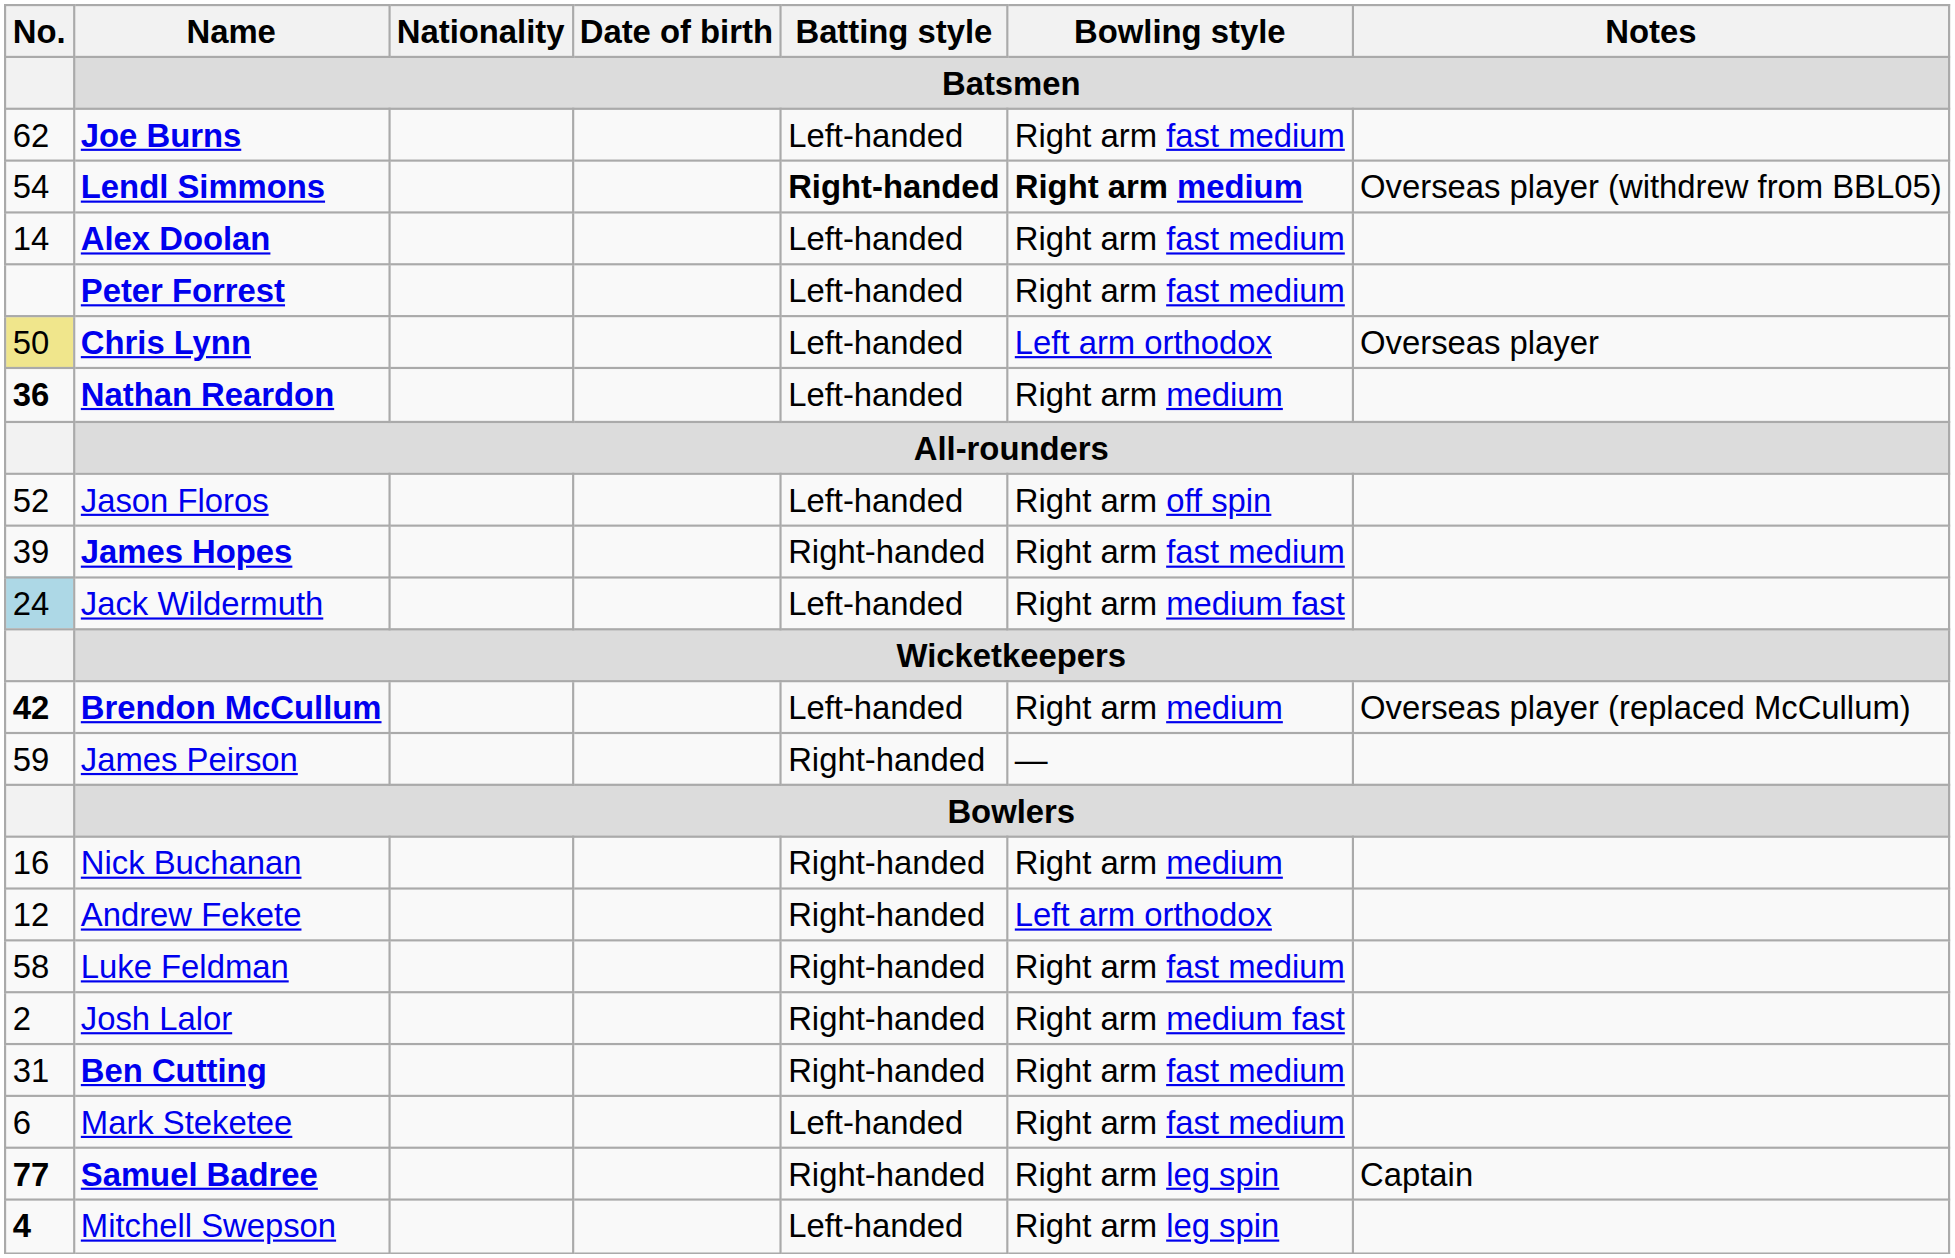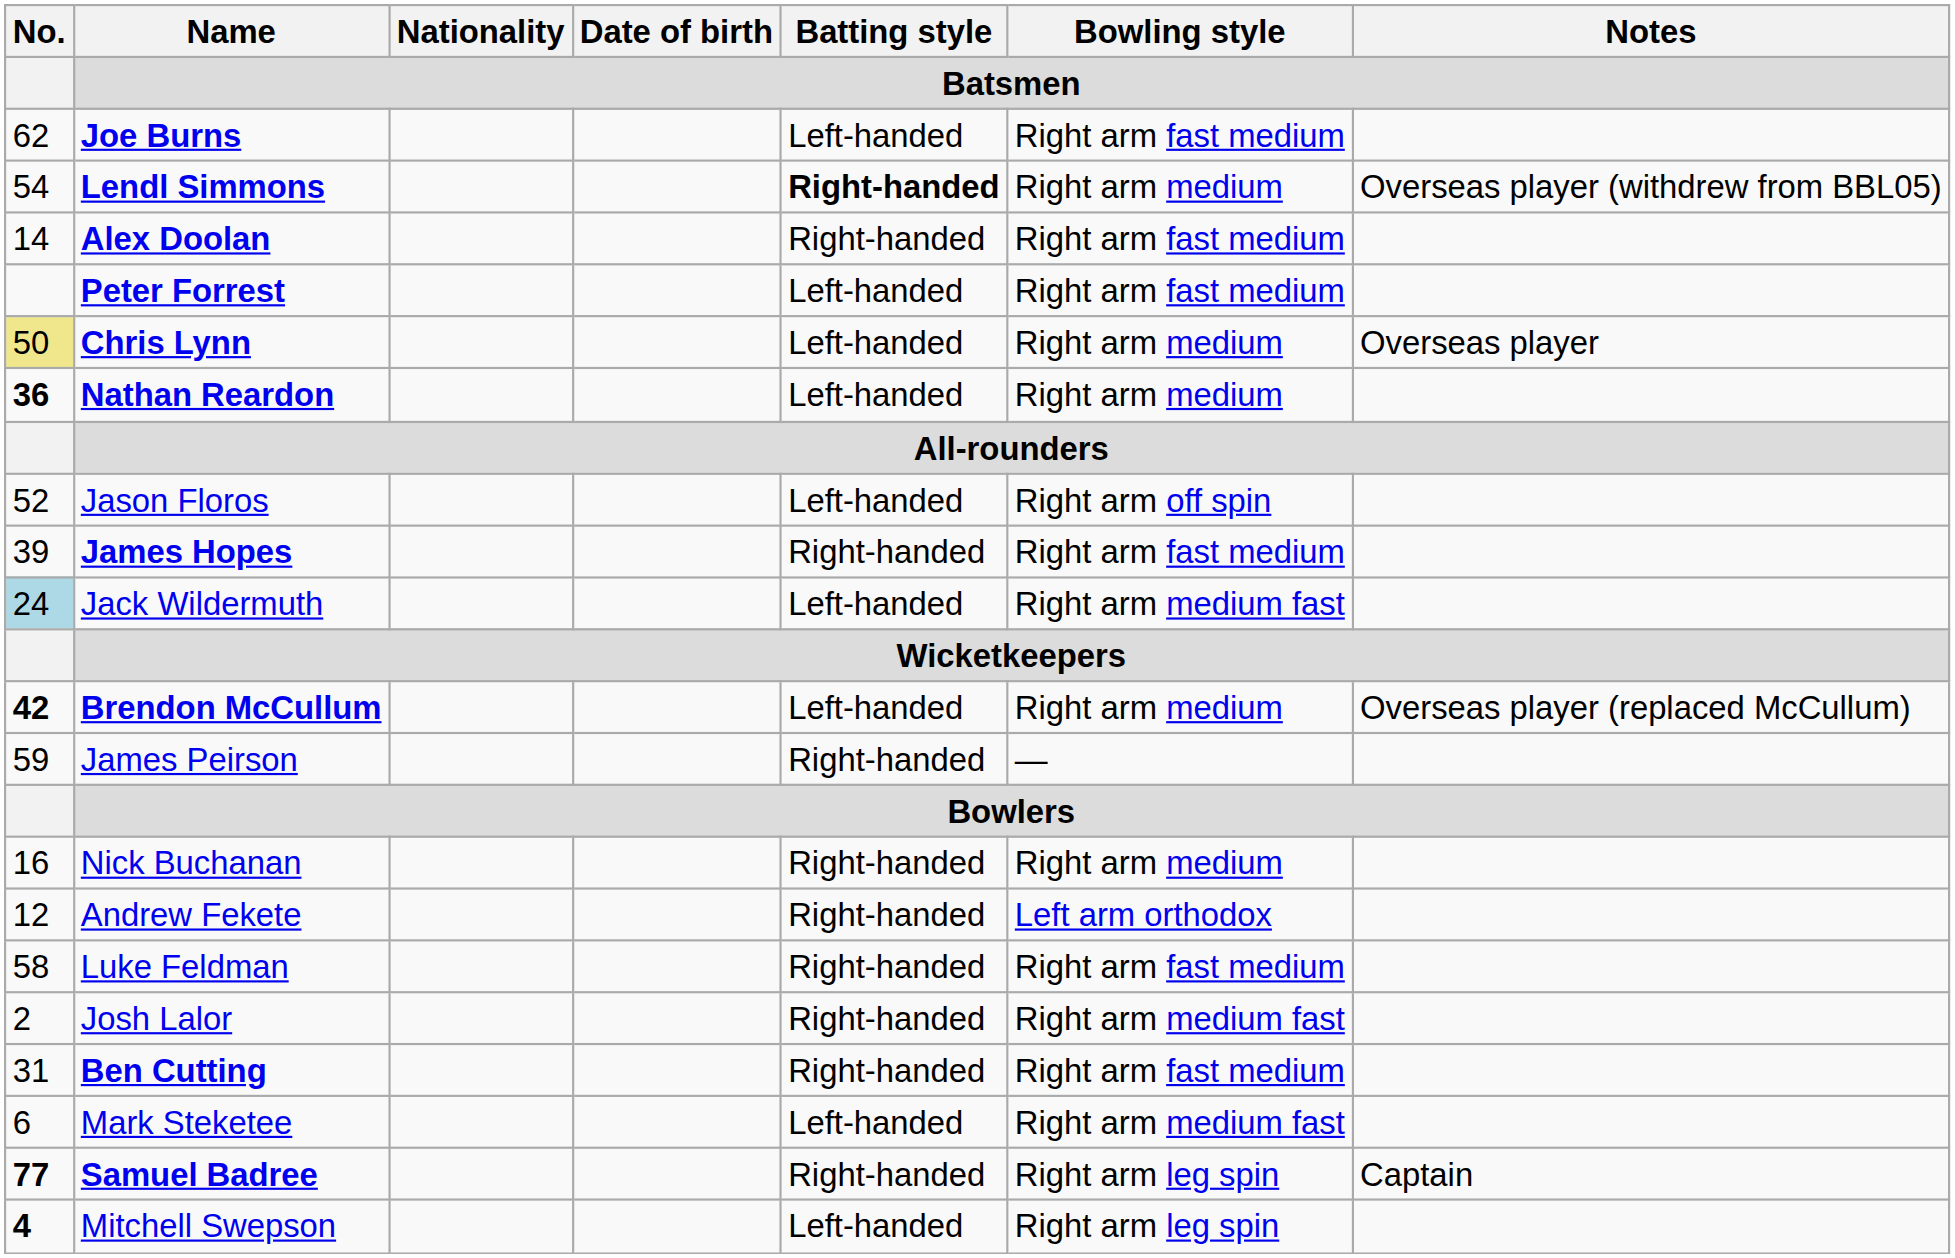(1159, 187) bold -> (1149, 187) normal
(876, 239) Left-handed -> (887, 239) Right-handed
(1143, 343) Left arm orthodox -> (1149, 343) Right arm medium
(1180, 1123) Right arm fast medium -> (1180, 1123) Right arm medium fast
